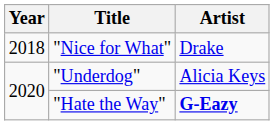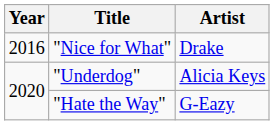(27, 47) 2018 -> (27, 47) 2016
(209, 104) bold -> (207, 104) normal
